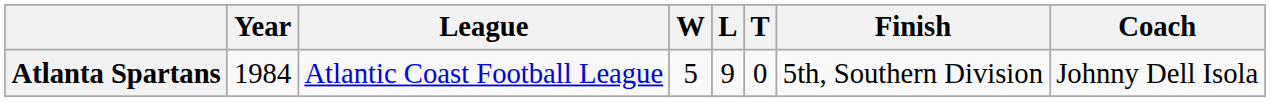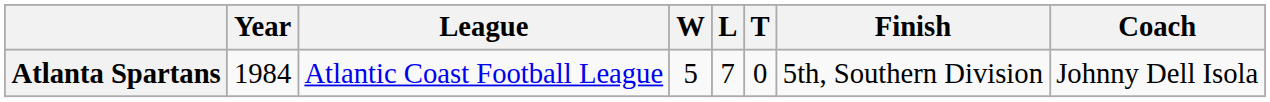(728, 72) 9 -> (728, 72) 7
